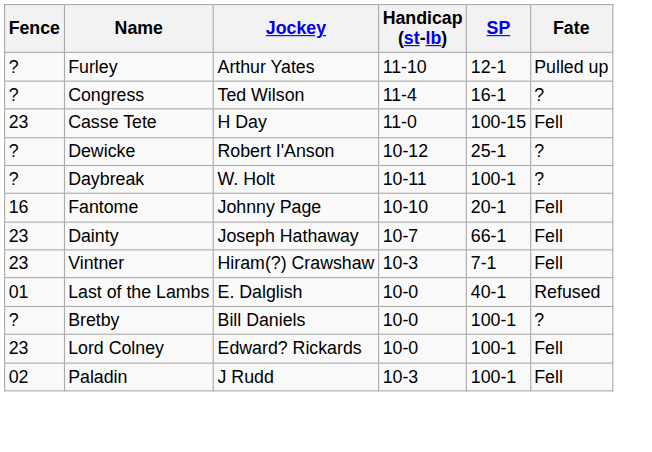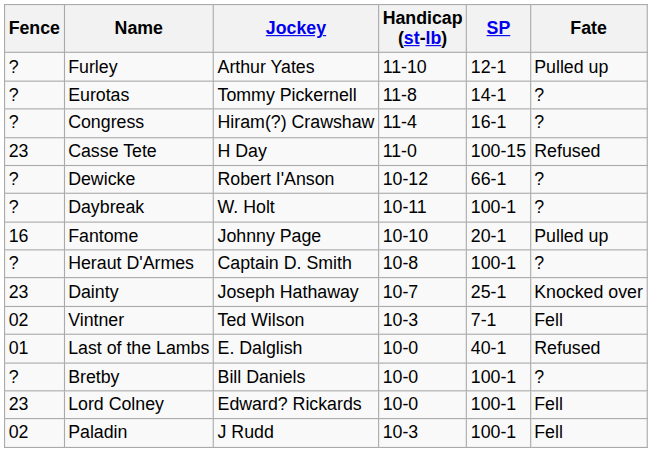+ row: (99, 94)
(261, 94) Ted Wilson -> (296, 123) Hiram(?) Crawshaw
(549, 123) Fell -> (567, 151) Refused
(489, 151) 25-1 -> (489, 179) 66-1
(549, 207) Fell -> (571, 235) Pulled up
+ row: (131, 263)
(489, 235) 66-1 -> (489, 292) 25-1
(549, 235) Fell -> (589, 292) Knocked over
(19, 263) 23 -> (19, 320) 02
(296, 263) Hiram(?) Crawshaw -> (261, 320) Ted Wilson
